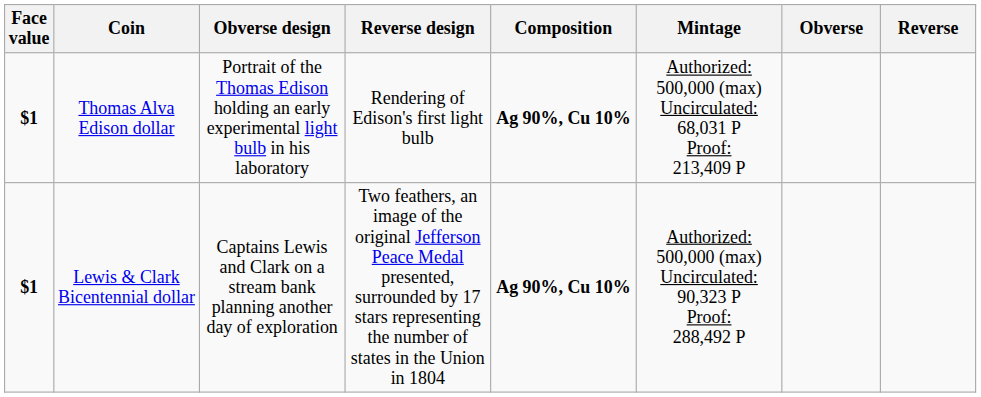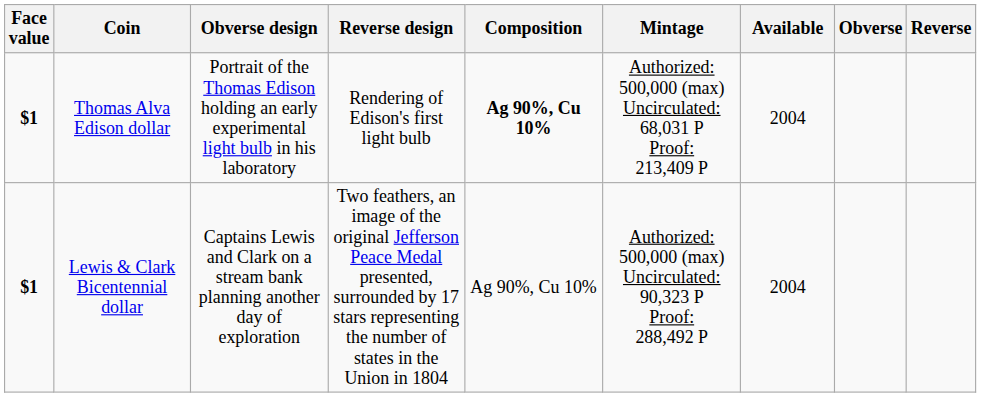+ column: (788, 28)
(563, 287) bold -> (534, 287) normal
